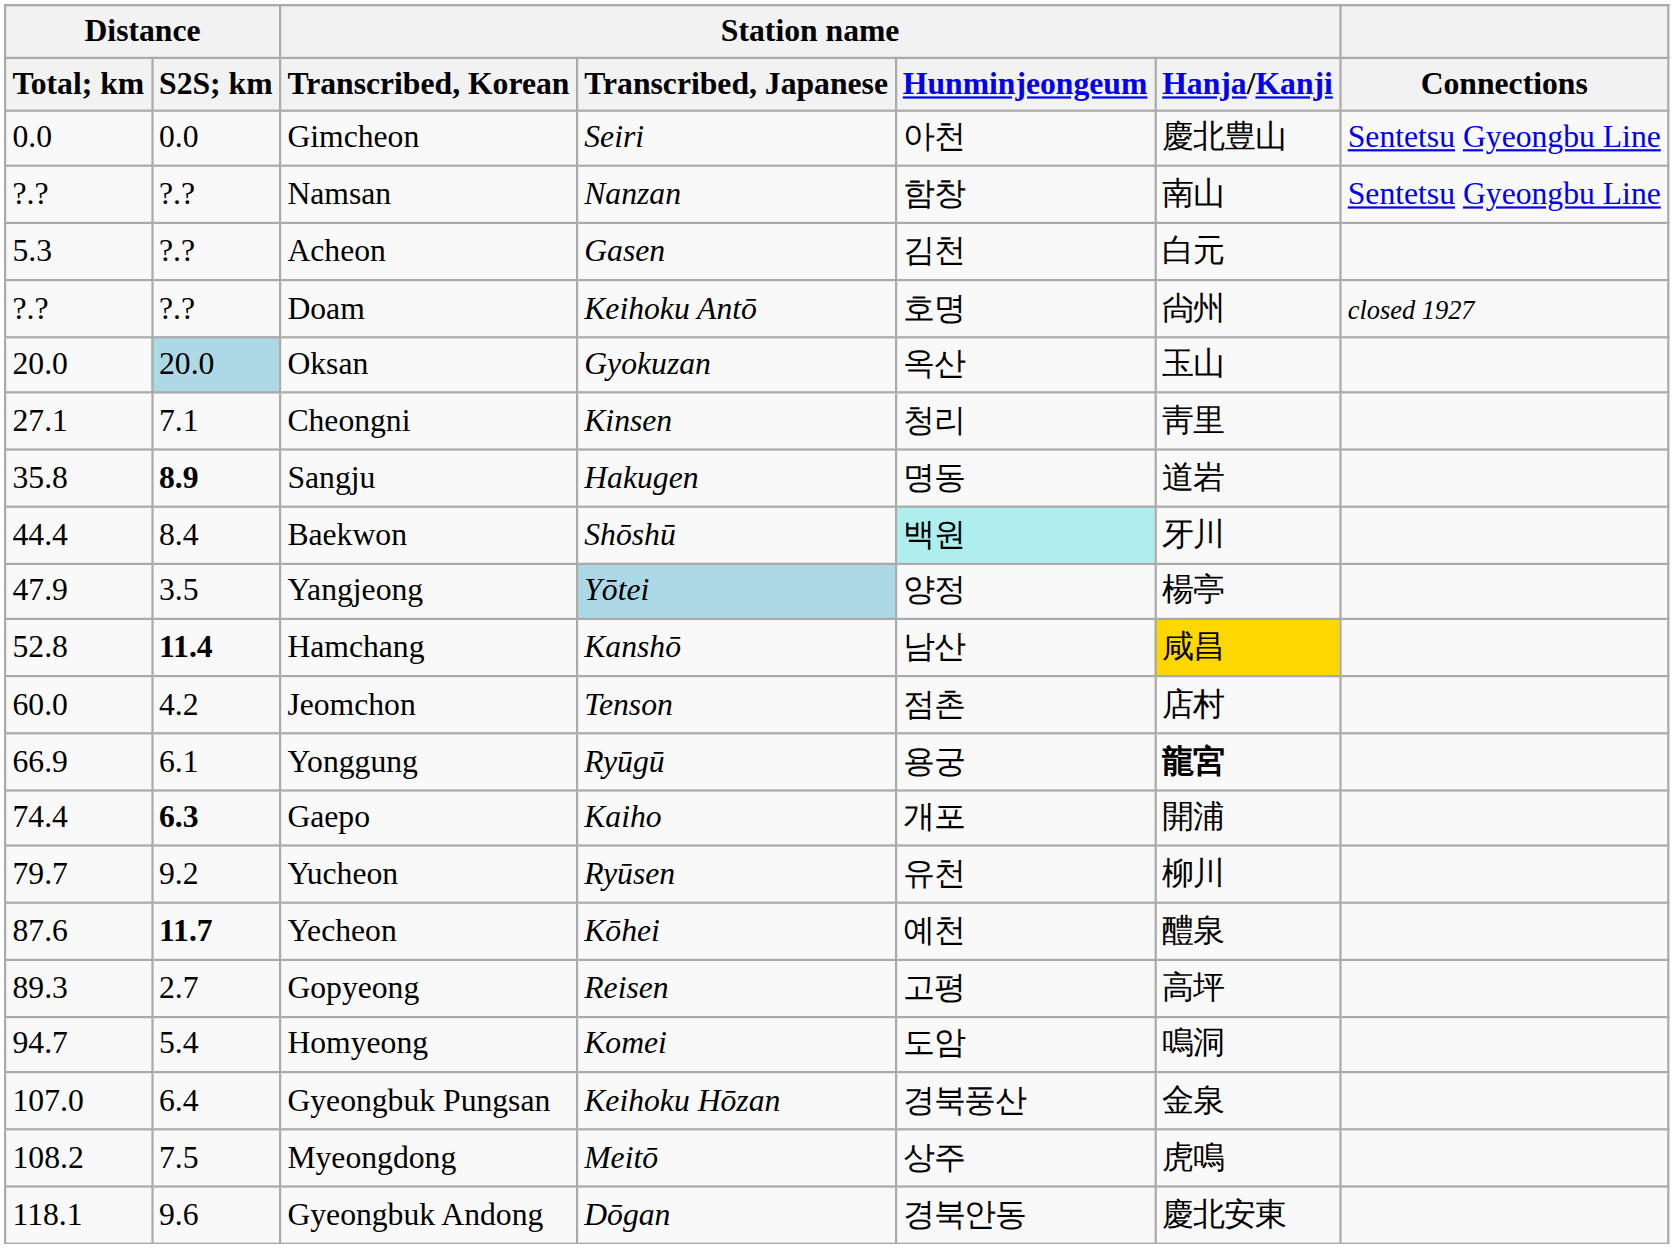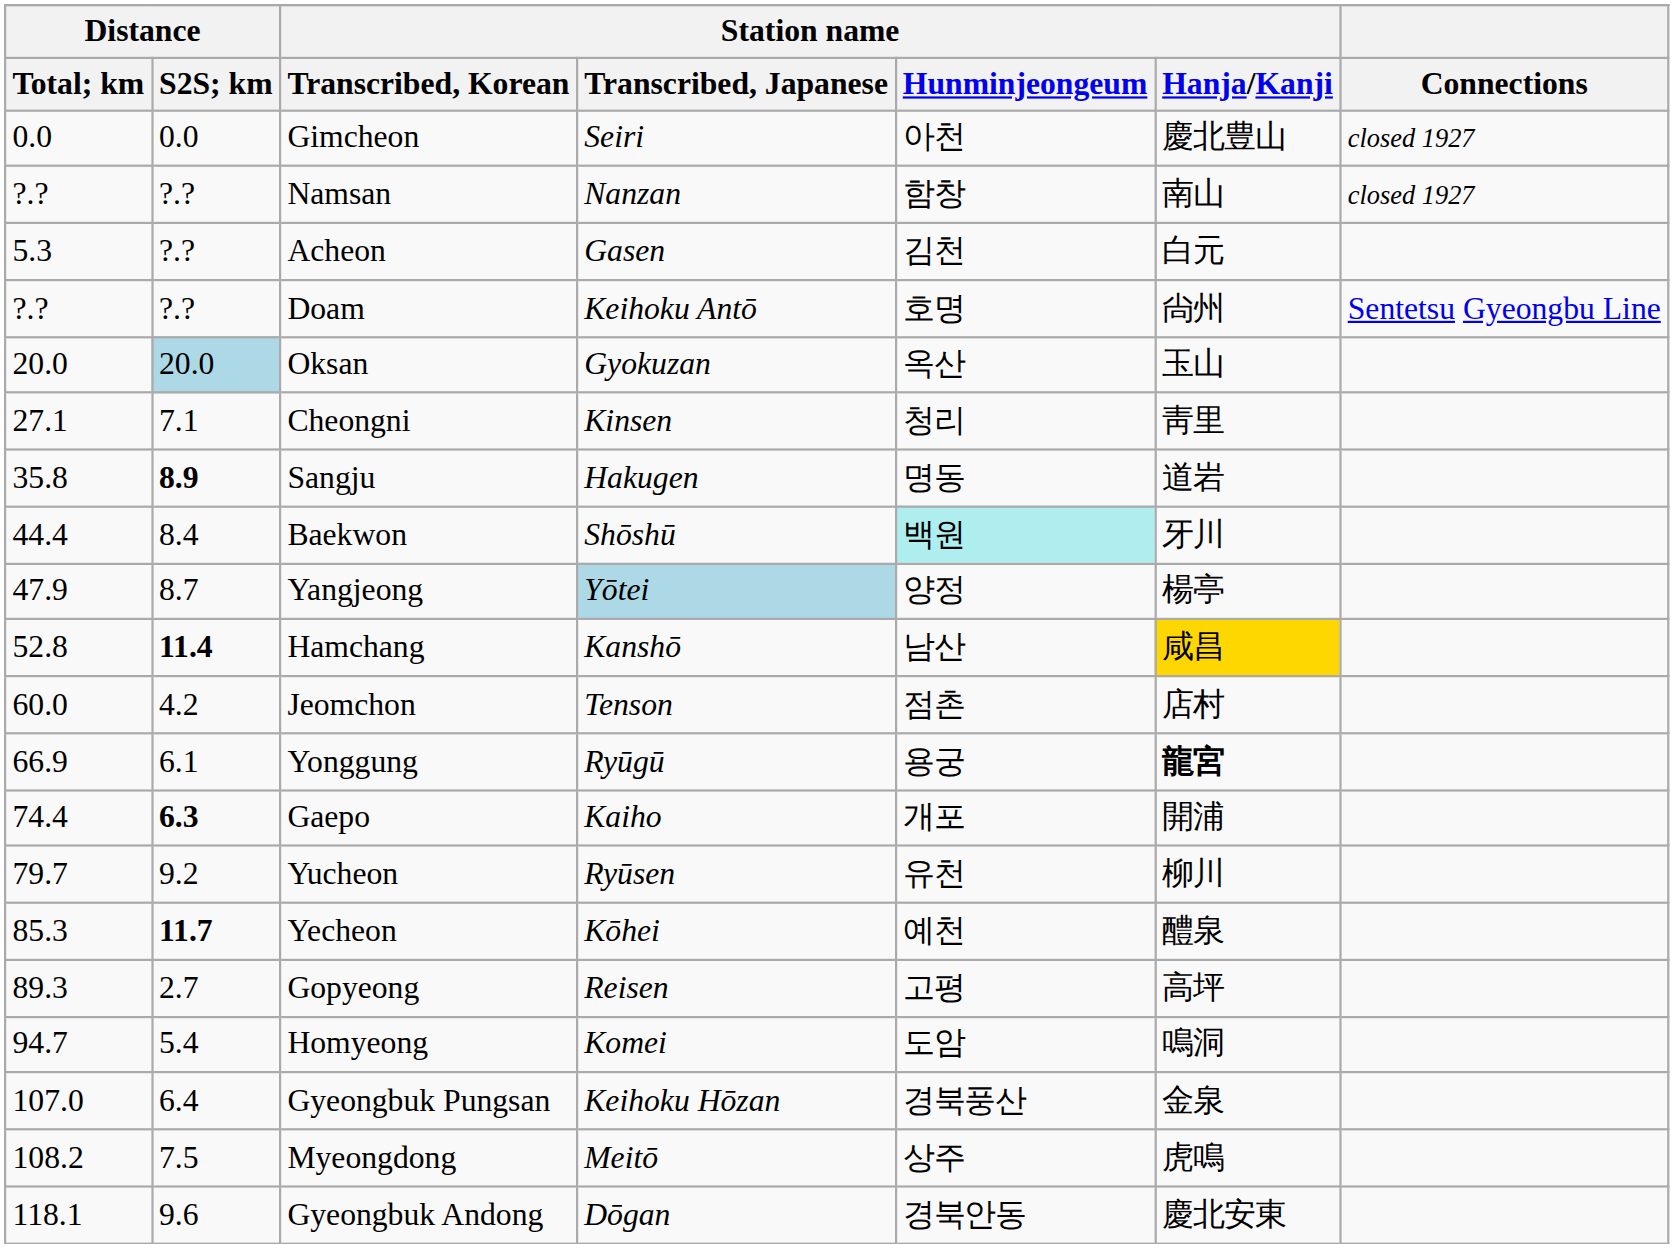(1504, 137) Sentetsu Gyeongbu Line -> (1411, 139) closed 1927
(1504, 194) Sentetsu Gyeongbu Line -> (1411, 196) closed 1927
(1411, 309) closed 1927 -> (1504, 307) Sentetsu Gyeongbu Line
(179, 590) 3.5 -> (179, 590) 8.7
(40, 930) 87.6 -> (40, 930) 85.3
